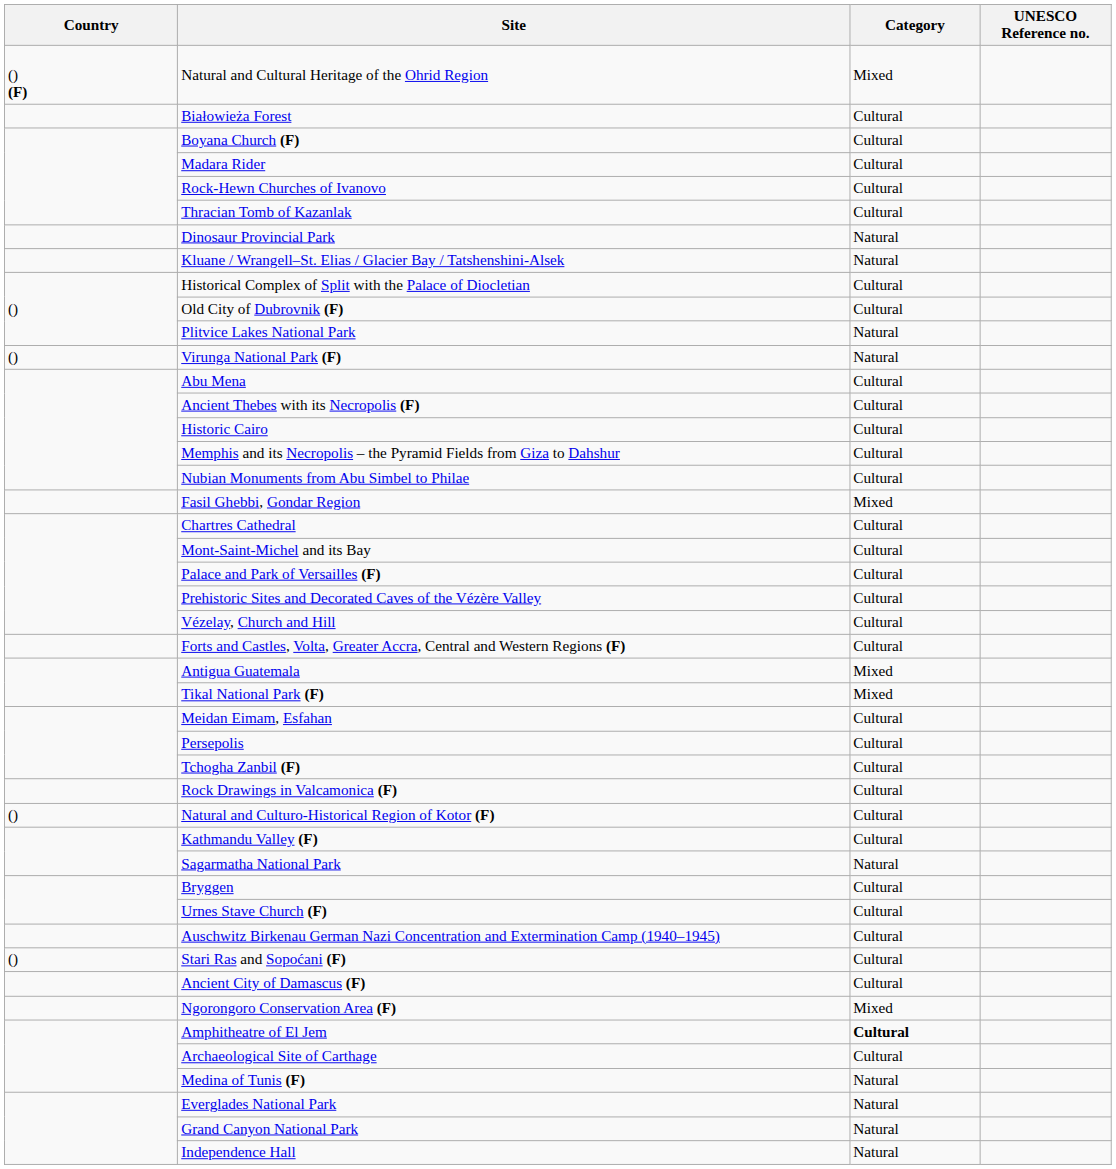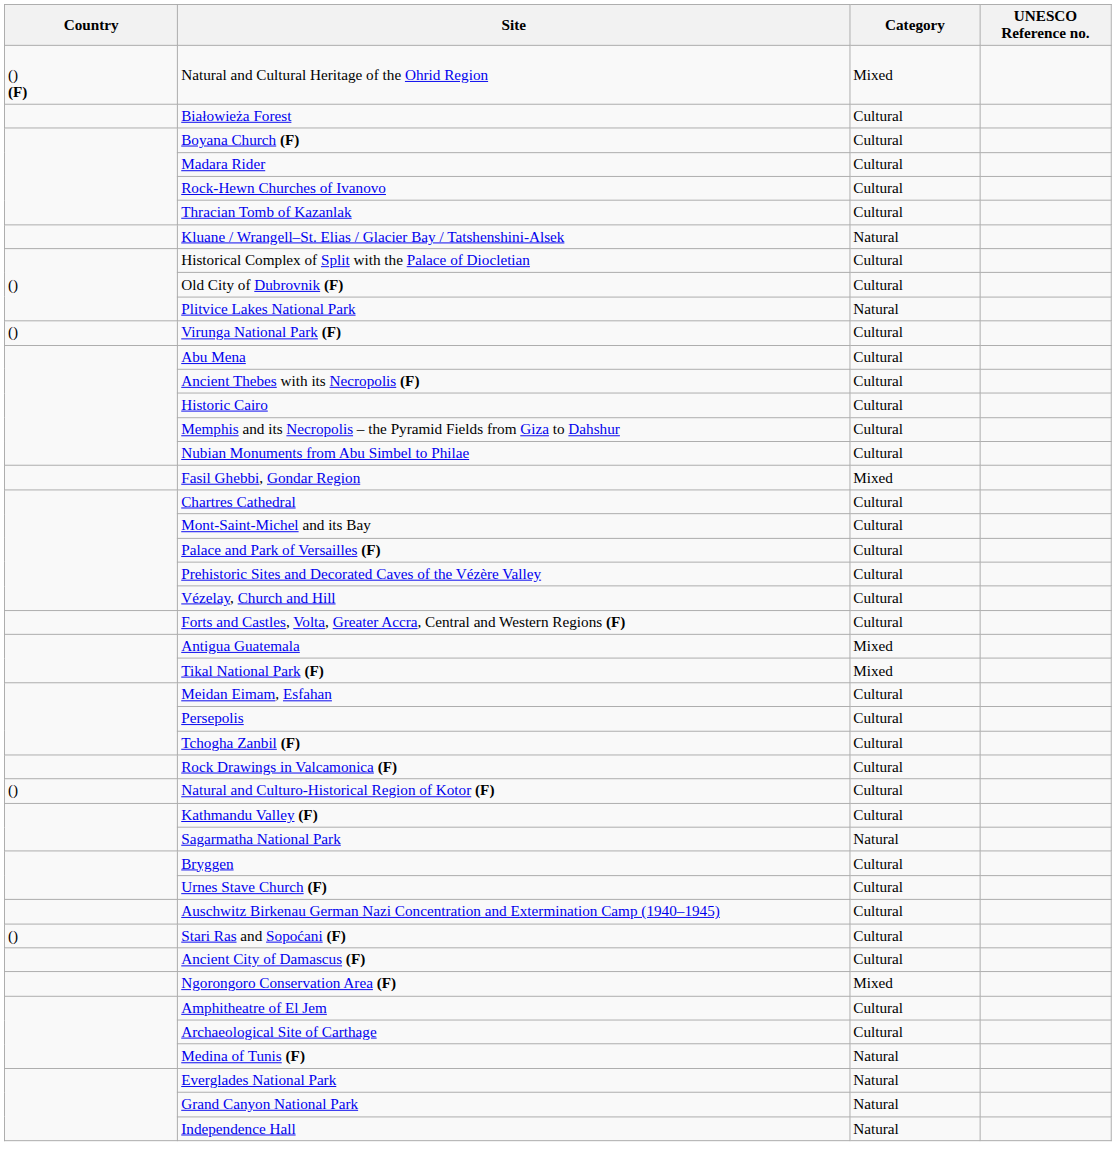- row: (258, 236)
(876, 357) Natural -> (878, 333) Cultural
(881, 1032) bold -> (878, 1007) normal
